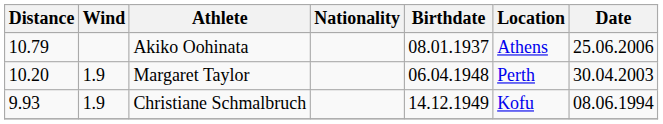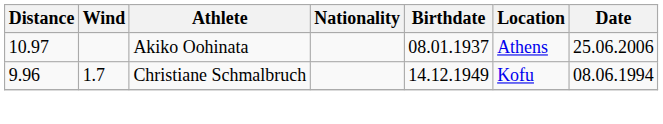(29, 47) 10.79 -> (29, 47) 10.97
- row: (191, 75)
(24, 103) 9.93 -> (24, 75) 9.96
(94, 103) 1.9 -> (94, 75) 1.7
